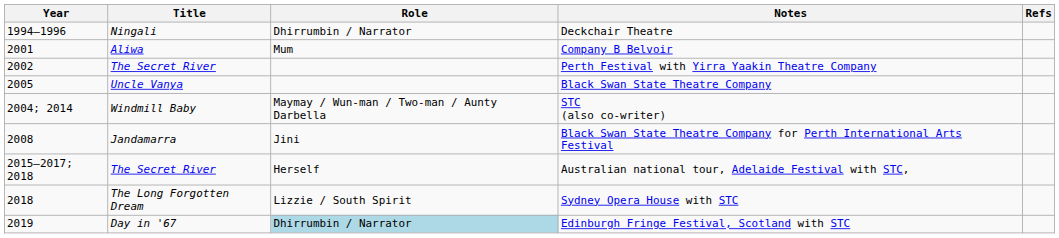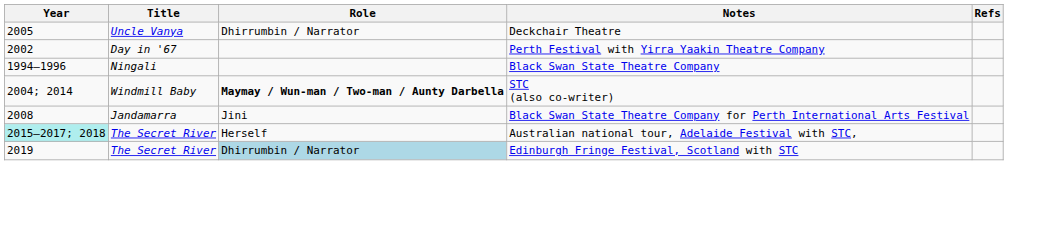(37, 31) 1994–1996 -> (20, 31) 2005
(134, 31) Ningali -> (147, 31) Uncle Vanya
- row: (617, 49)
(163, 67) The Secret River -> (144, 49) Day in '67
(20, 85) 2005 -> (37, 67) 1994–1996
(147, 85) Uncle Vanya -> (134, 67) Ningali
(385, 109) normal -> (363, 91) bold
(40, 169) no background -> (56, 133) paleturquoise background
- row: (650, 200)
(144, 224) Day in '67 -> (163, 151) The Secret River
